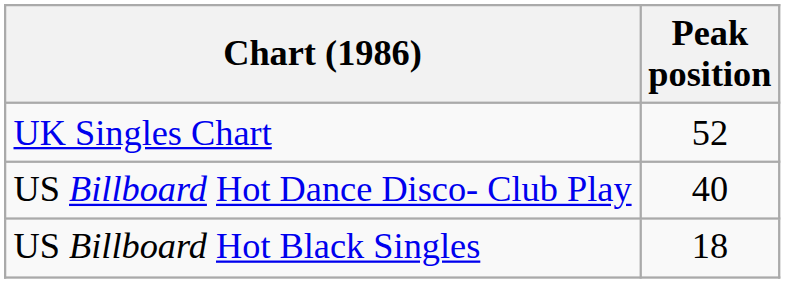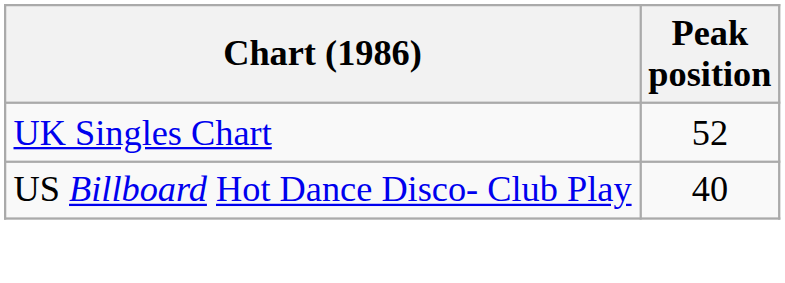- row: (247, 246)
